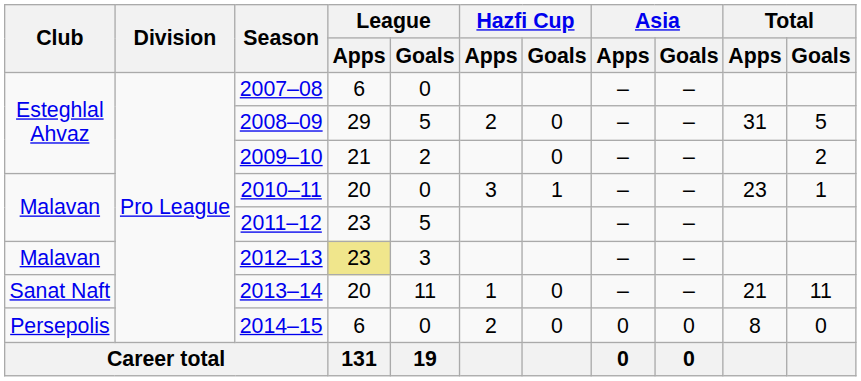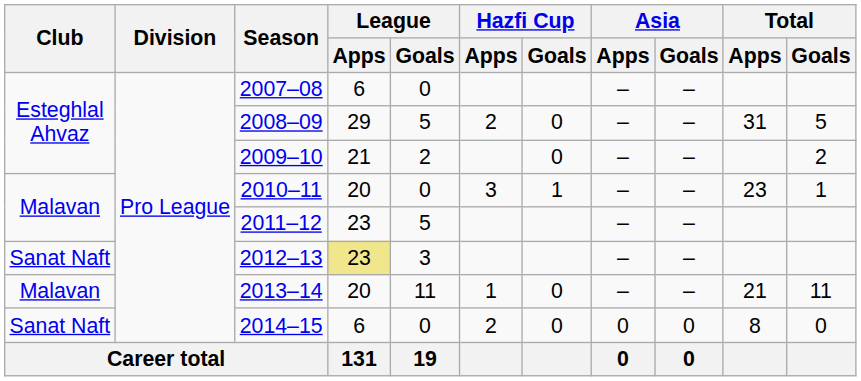(60, 257) Malavan -> (60, 257) Sanat Naft
(60, 291) Sanat Naft -> (60, 291) Malavan
(60, 325) Persepolis -> (60, 325) Sanat Naft
